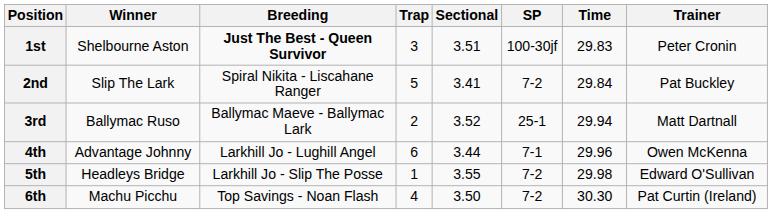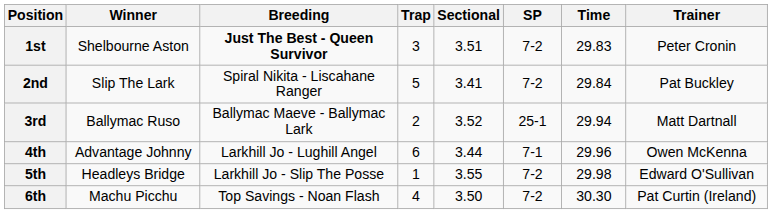(532, 45) 100-30jf -> (533, 45) 7-2
